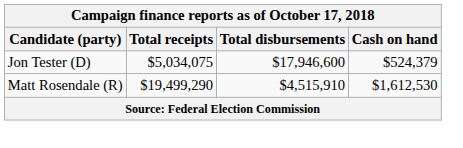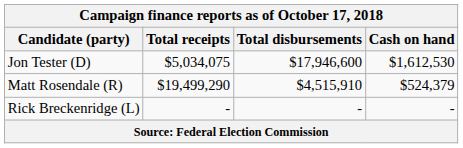(410, 62) $524,379 -> (422, 62) $1,612,530
(405, 85) $1,612,530 -> (427, 85) $524,379
+ row: (74, 108)
